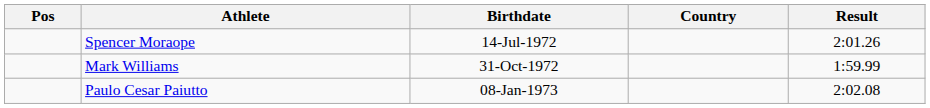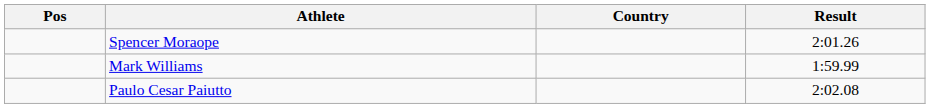- column: (519, 16)
